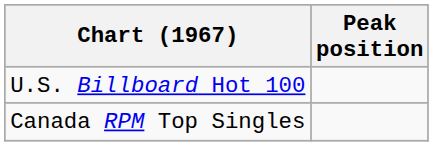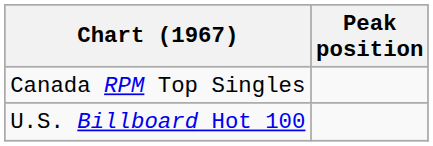rows swapped: (158, 85) <-> (158, 122)
